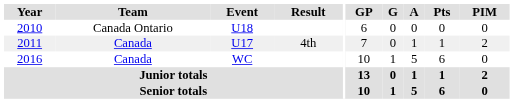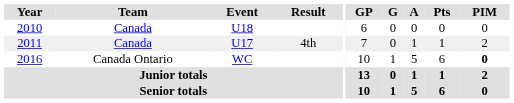(133, 27) Canada Ontario -> (133, 27) Canada
(133, 59) Canada -> (133, 59) Canada Ontario
(485, 59) normal -> (485, 59) bold
